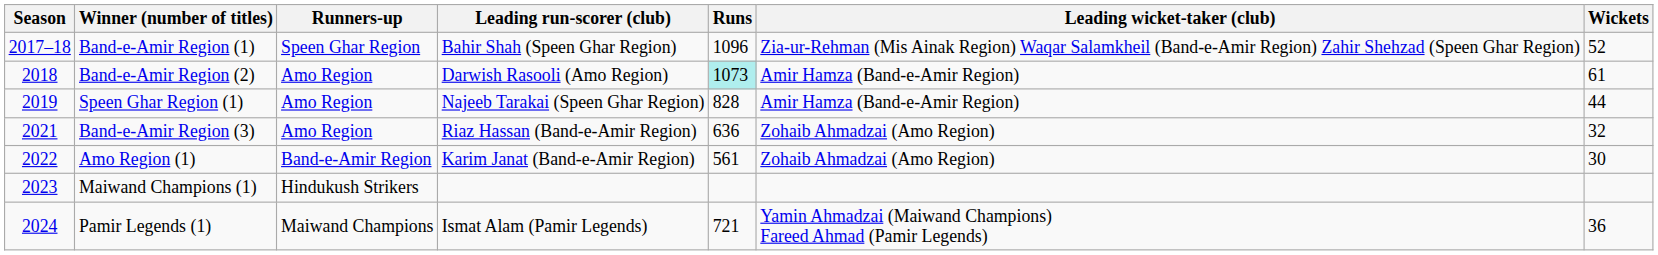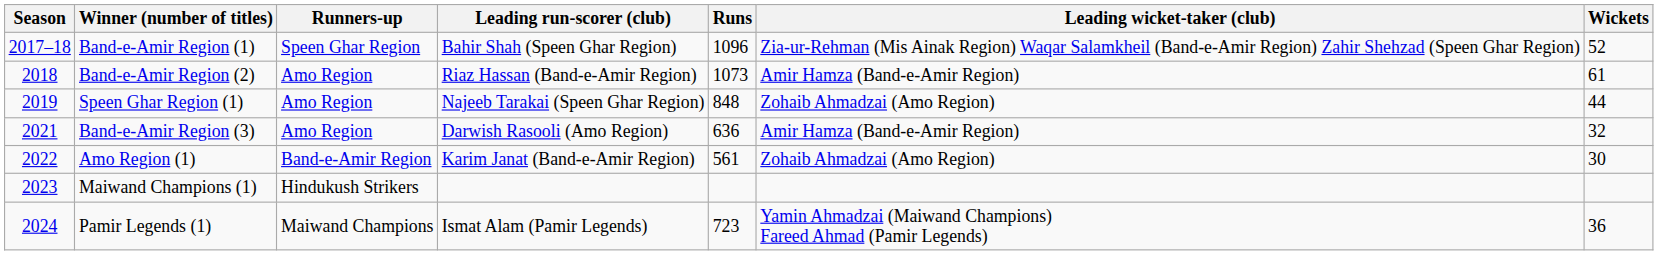(555, 74) Darwish Rasooli (Amo Region) -> (569, 74) Riaz Hassan (Band-e-Amir Region)
(730, 74) paleturquoise background -> (730, 74) no background
(726, 103) 828 -> (726, 103) 848
(890, 103) Amir Hamza (Band-e-Amir Region) -> (877, 103) Zohaib Ahmadzai (Amo Region)
(569, 131) Riaz Hassan (Band-e-Amir Region) -> (555, 131) Darwish Rasooli (Amo Region)
(877, 131) Zohaib Ahmadzai (Amo Region) -> (890, 131) Amir Hamza (Band-e-Amir Region)
(726, 225) 721 -> (726, 225) 723
